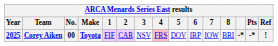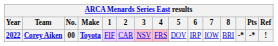(13, 35) 2025 -> (13, 35) 2022
(144, 35) no background -> (144, 35) pink background
